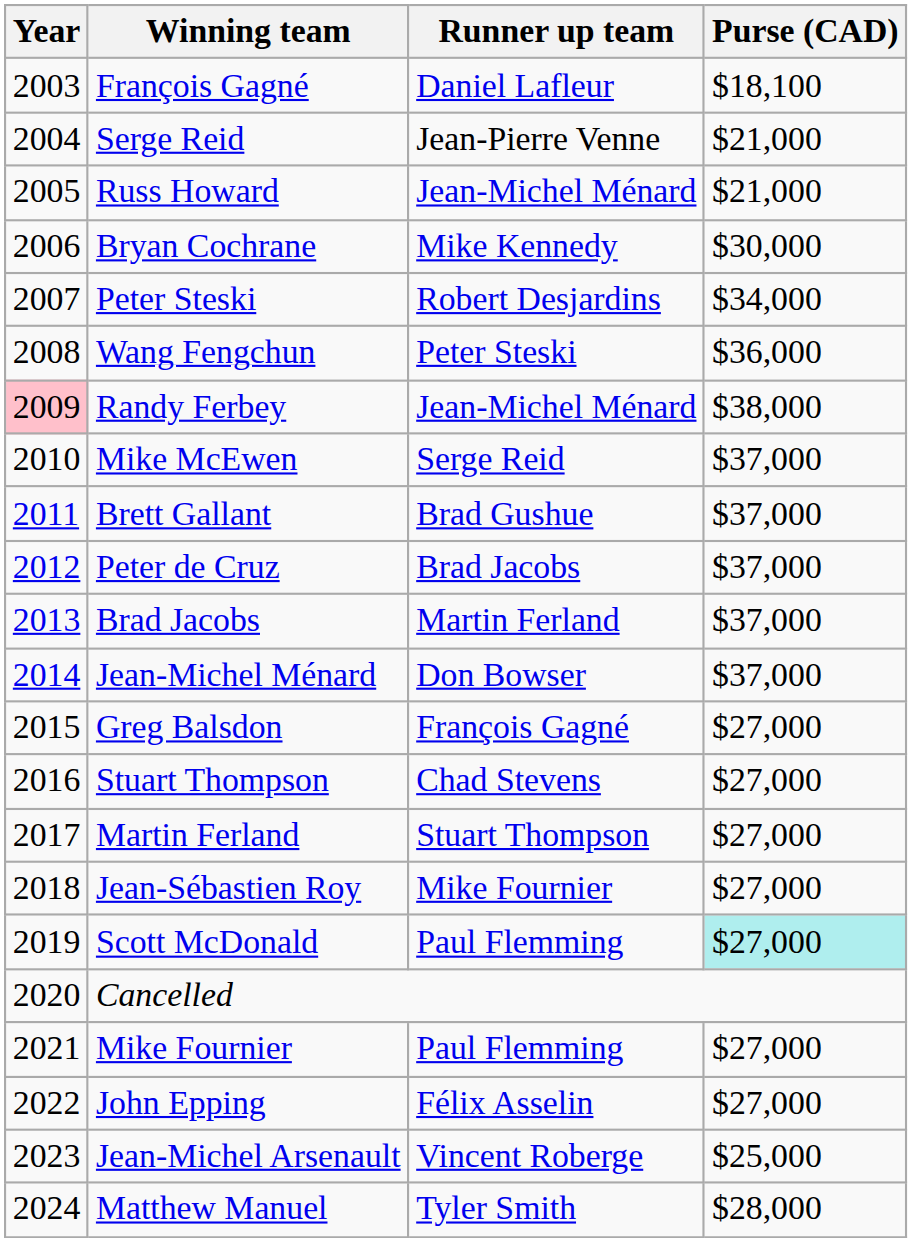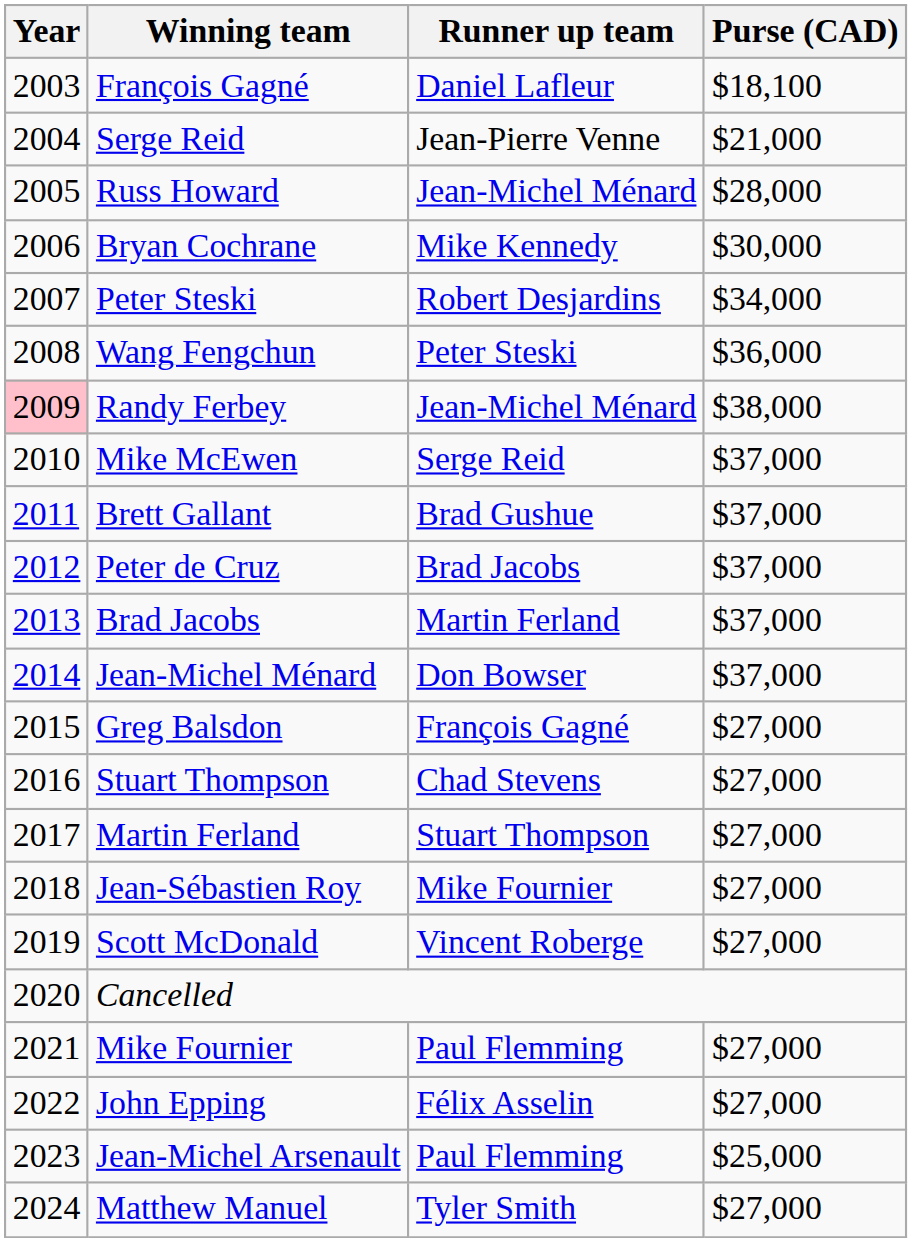(767, 191) $21,000 -> (767, 191) $28,000
(520, 941) Paul Flemming -> (530, 941) Vincent Roberge
(767, 941) paleturquoise background -> (767, 941) no background
(530, 1155) Vincent Roberge -> (520, 1155) Paul Flemming
(767, 1209) $28,000 -> (767, 1209) $27,000
